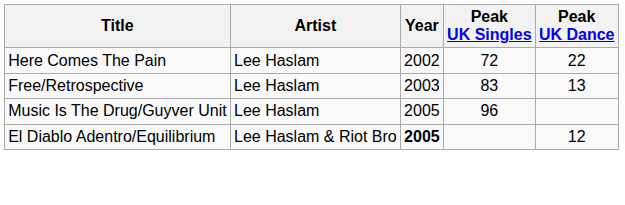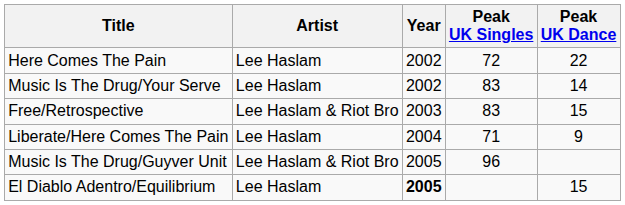+ row: (114, 85)
(277, 85) Lee Haslam -> (317, 111) Lee Haslam & Riot Bro
(577, 85) 13 -> (579, 111) 15
+ row: (118, 136)
(277, 111) Lee Haslam -> (317, 162) Lee Haslam & Riot Bro
(315, 136) Lee Haslam & Riot Bro -> (279, 187) Lee Haslam
(577, 136) 12 -> (579, 187) 15
